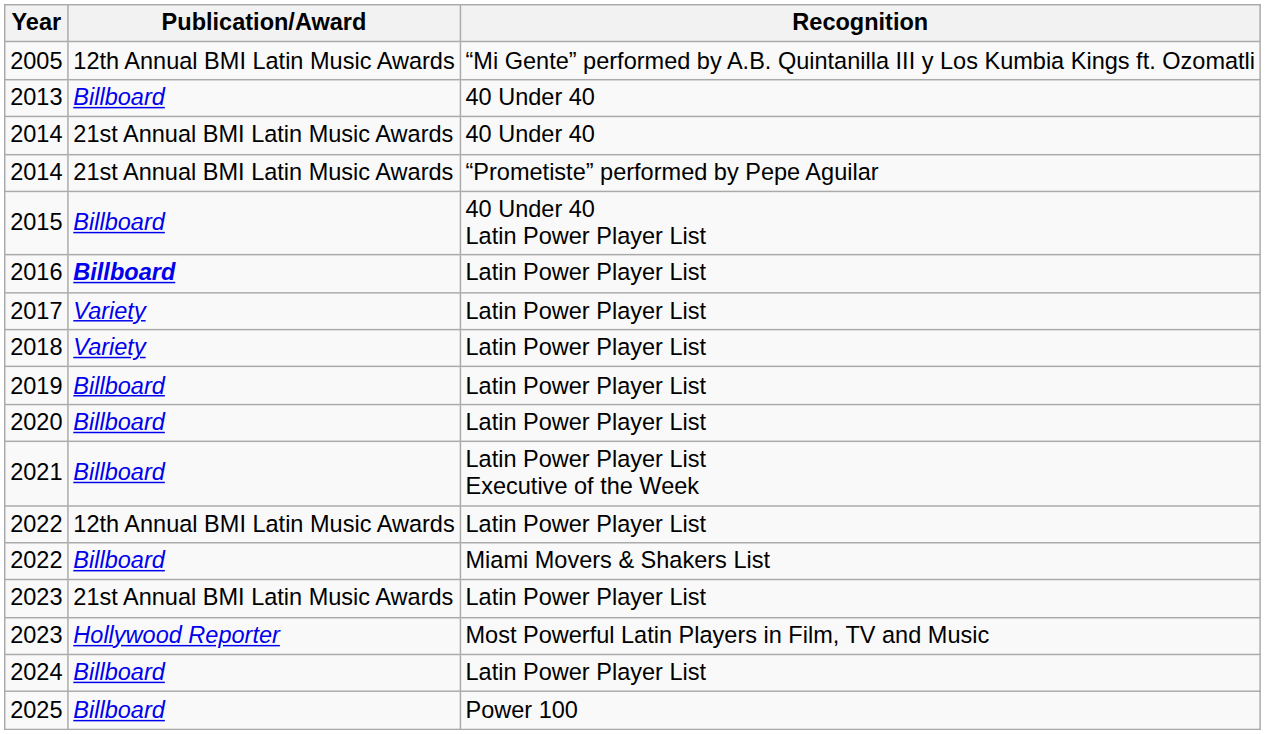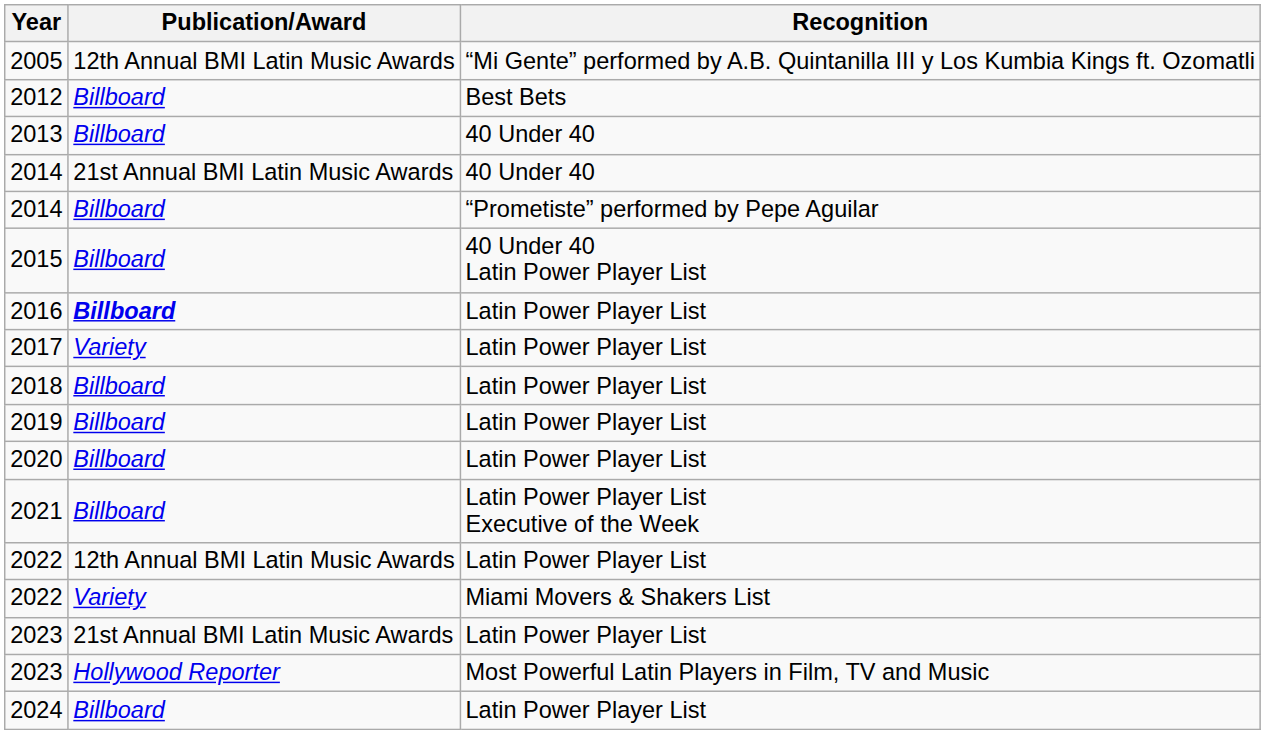+ row: (36, 97)
(263, 172) 21st Annual BMI Latin Music Awards -> (119, 209) Billboard
(109, 348) Variety -> (119, 385) Billboard
(119, 560) Billboard -> (109, 598) Variety
- row: (36, 710)
